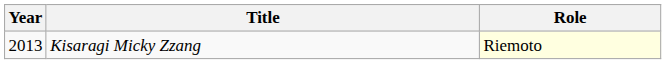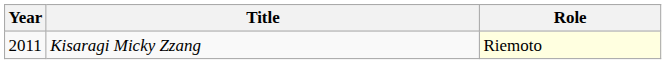(25, 44) 2013 -> (25, 44) 2011
